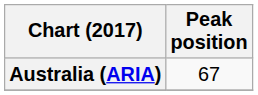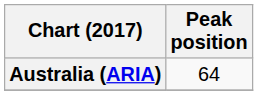(209, 74) 67 -> (209, 74) 64
